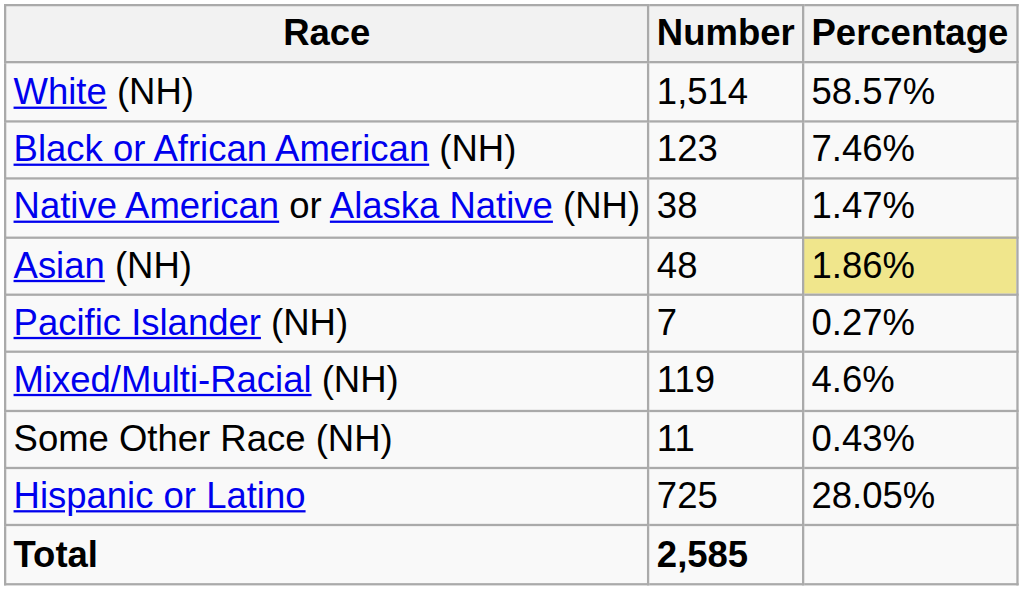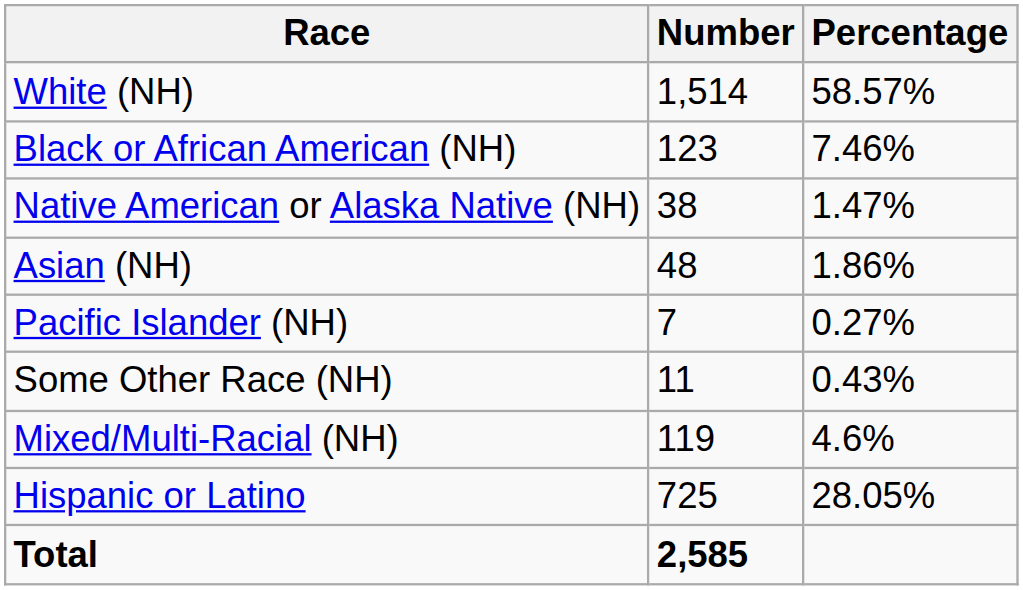(863, 264) khaki background -> (863, 264) no background
rows swapped: (203, 438) <-> (206, 380)
